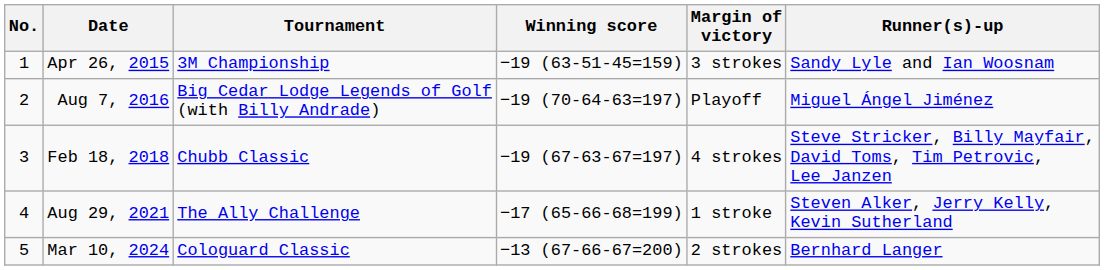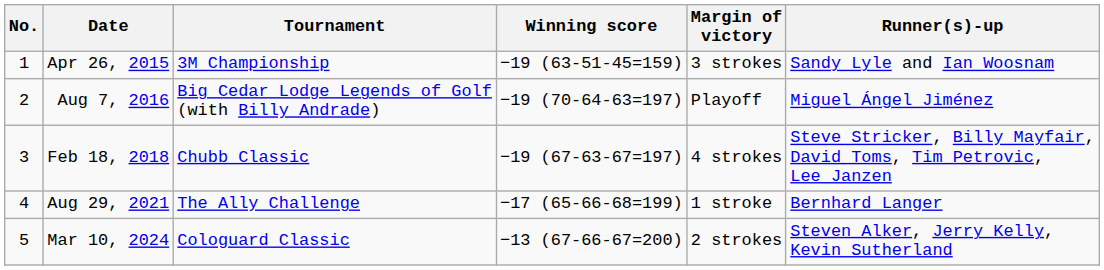(922, 214) Steven Alker, Jerry Kelly, Kevin Sutherland -> (866, 205) Bernhard Langer
(866, 251) Bernhard Langer -> (922, 242) Steven Alker, Jerry Kelly, Kevin Sutherland
